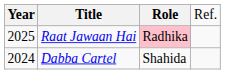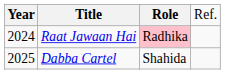(21, 36) 2025 -> (21, 36) 2024
(21, 58) 2024 -> (21, 58) 2025
